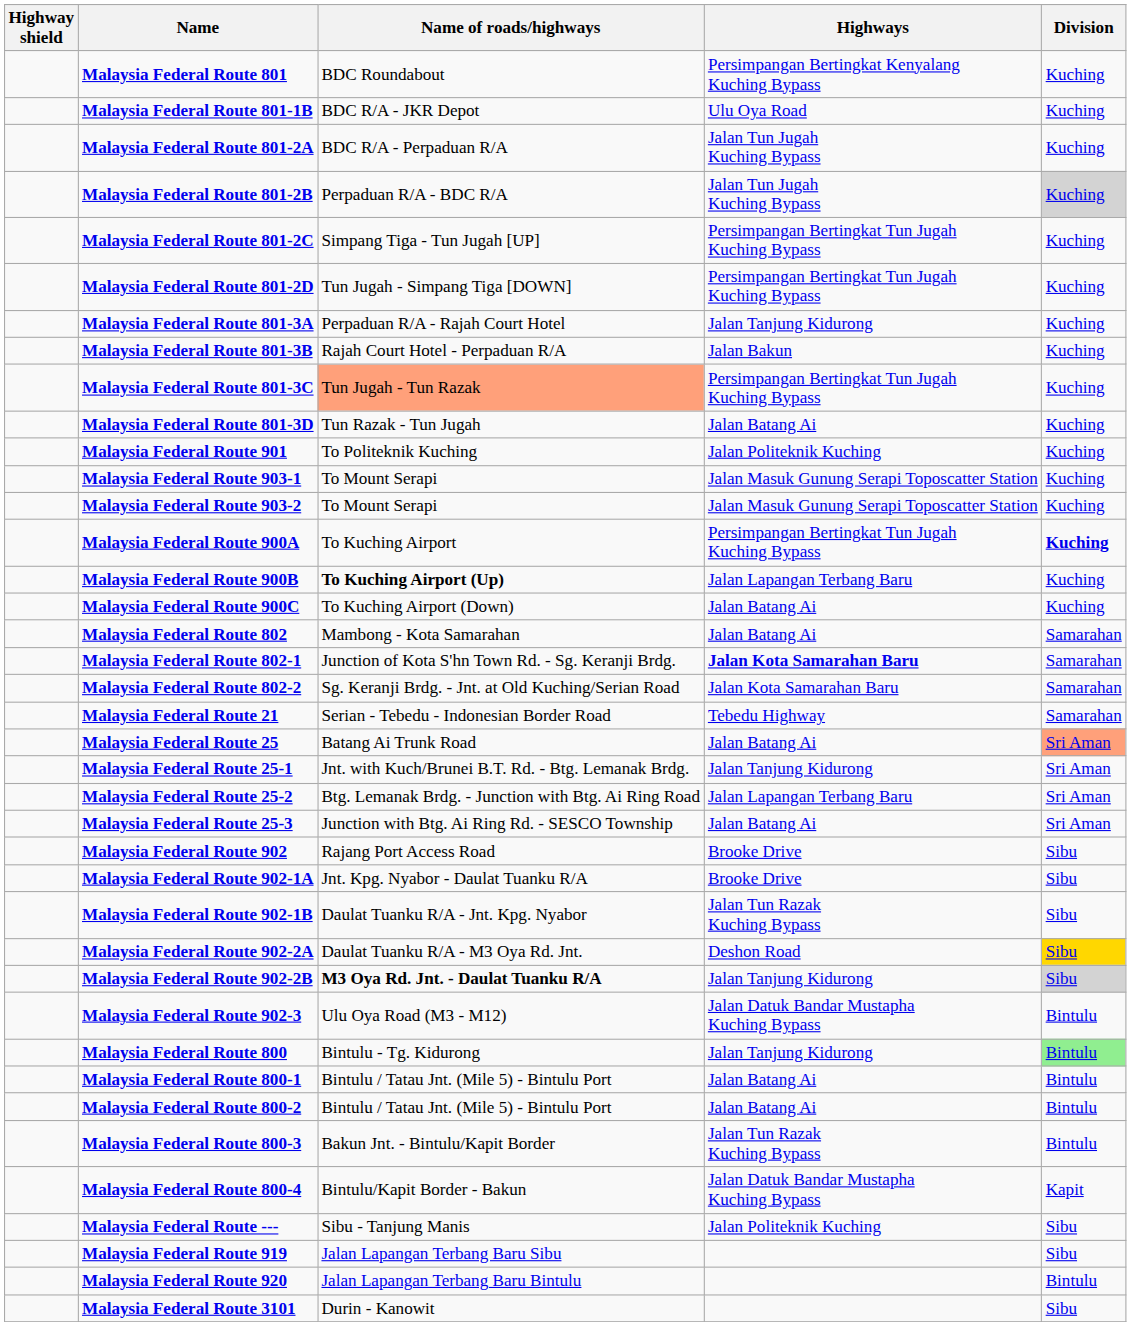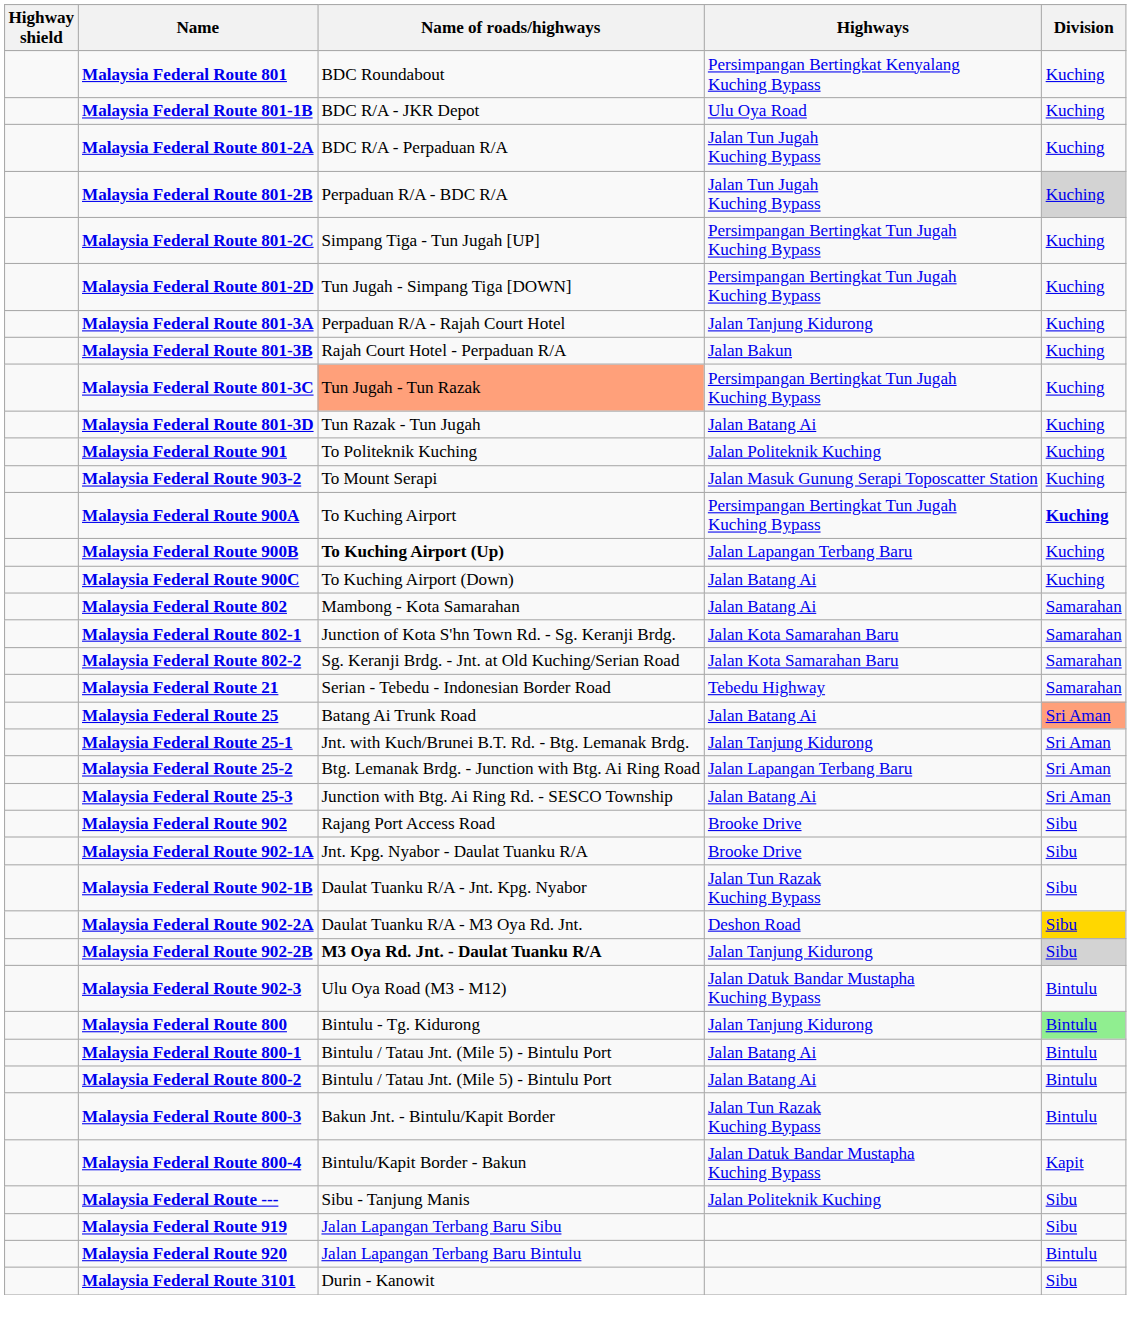- row: (192, 478)
(813, 660) bold -> (803, 633) normal
